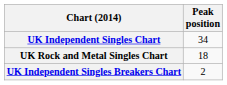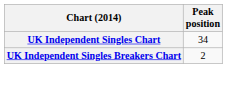- row: (94, 55)
